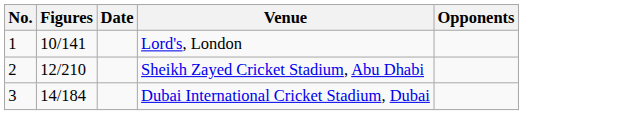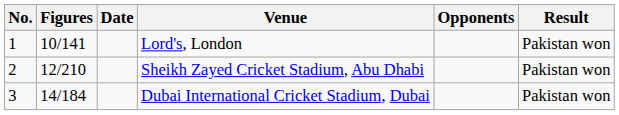+ column: (566, 17)
